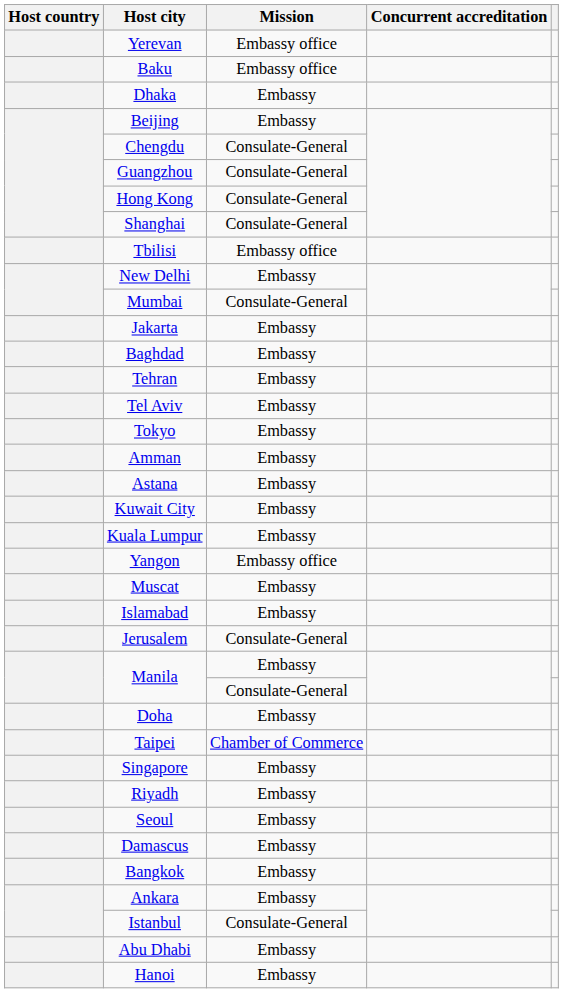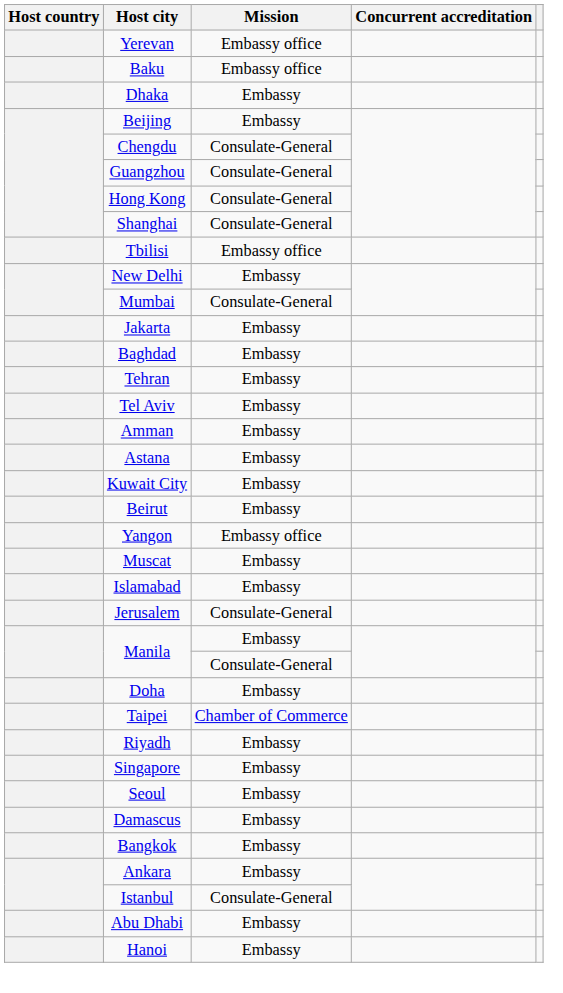- row: (155, 431)
+ row: (147, 509)
- row: (155, 535)
rows swapped: (155, 793) <-> (155, 768)
